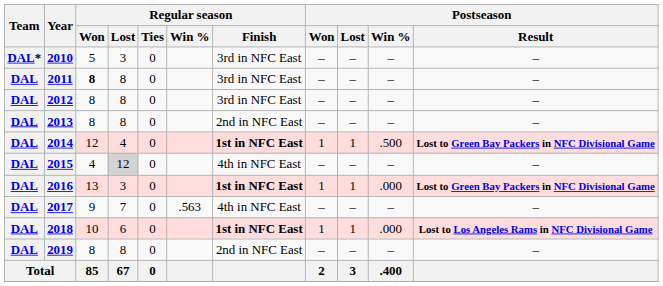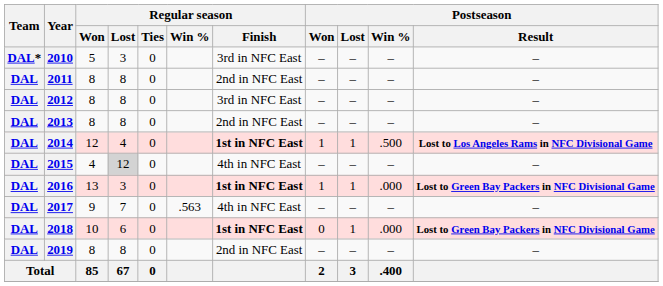(92, 79) bold -> (92, 79) normal
(259, 79) 3rd in NFC East -> (259, 79) 2nd in NFC East
(536, 144) Lost to Green Bay Packers in NFC Divisional Game -> (536, 144) Lost to Los Angeles Rams in NFC Divisional Game
(322, 228) 1 -> (322, 228) 0
(536, 229) Lost to Los Angeles Rams in NFC Divisional Game -> (536, 229) Lost to Green Bay Packers in NFC Divisional Game
